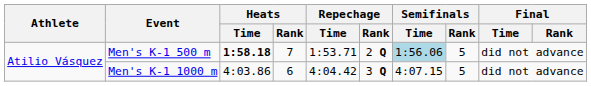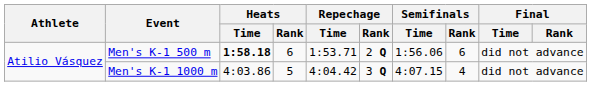(290, 52) 7 -> (290, 52) 6
(419, 52) lightblue background -> (419, 52) no background
(462, 52) 5 -> (462, 52) 6
(290, 71) 6 -> (290, 71) 5
(462, 71) 5 -> (462, 71) 4
